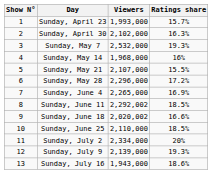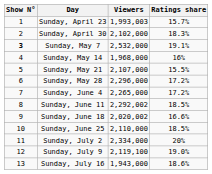(129, 22) 1,993,000 -> (129, 22) 1,993,003
(179, 33) 16.3% -> (179, 33) 18.3%
(21, 45) normal -> (21, 45) bold
(179, 45) 19.3% -> (179, 45) 19.1%
(179, 92) 16.9% -> (179, 92) 17.2%
(129, 151) 2,139,000 -> (129, 151) 2,119,100
(179, 151) 19.3% -> (179, 151) 19.0%
